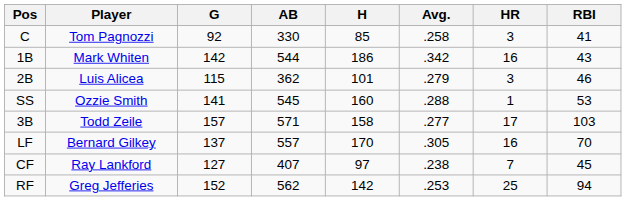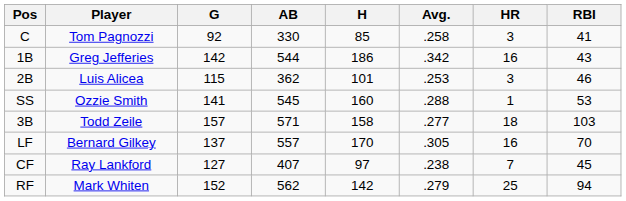(111, 57) Mark Whiten -> (111, 57) Greg Jefferies
(436, 79) .279 -> (436, 79) .253
(510, 121) 17 -> (510, 121) 18
(111, 185) Greg Jefferies -> (111, 185) Mark Whiten
(436, 185) .253 -> (436, 185) .279
